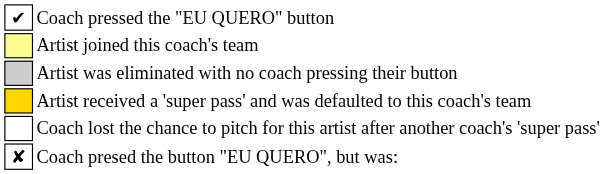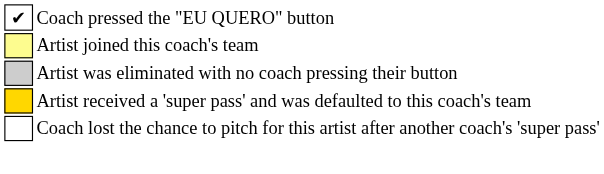- row: (217, 156)
